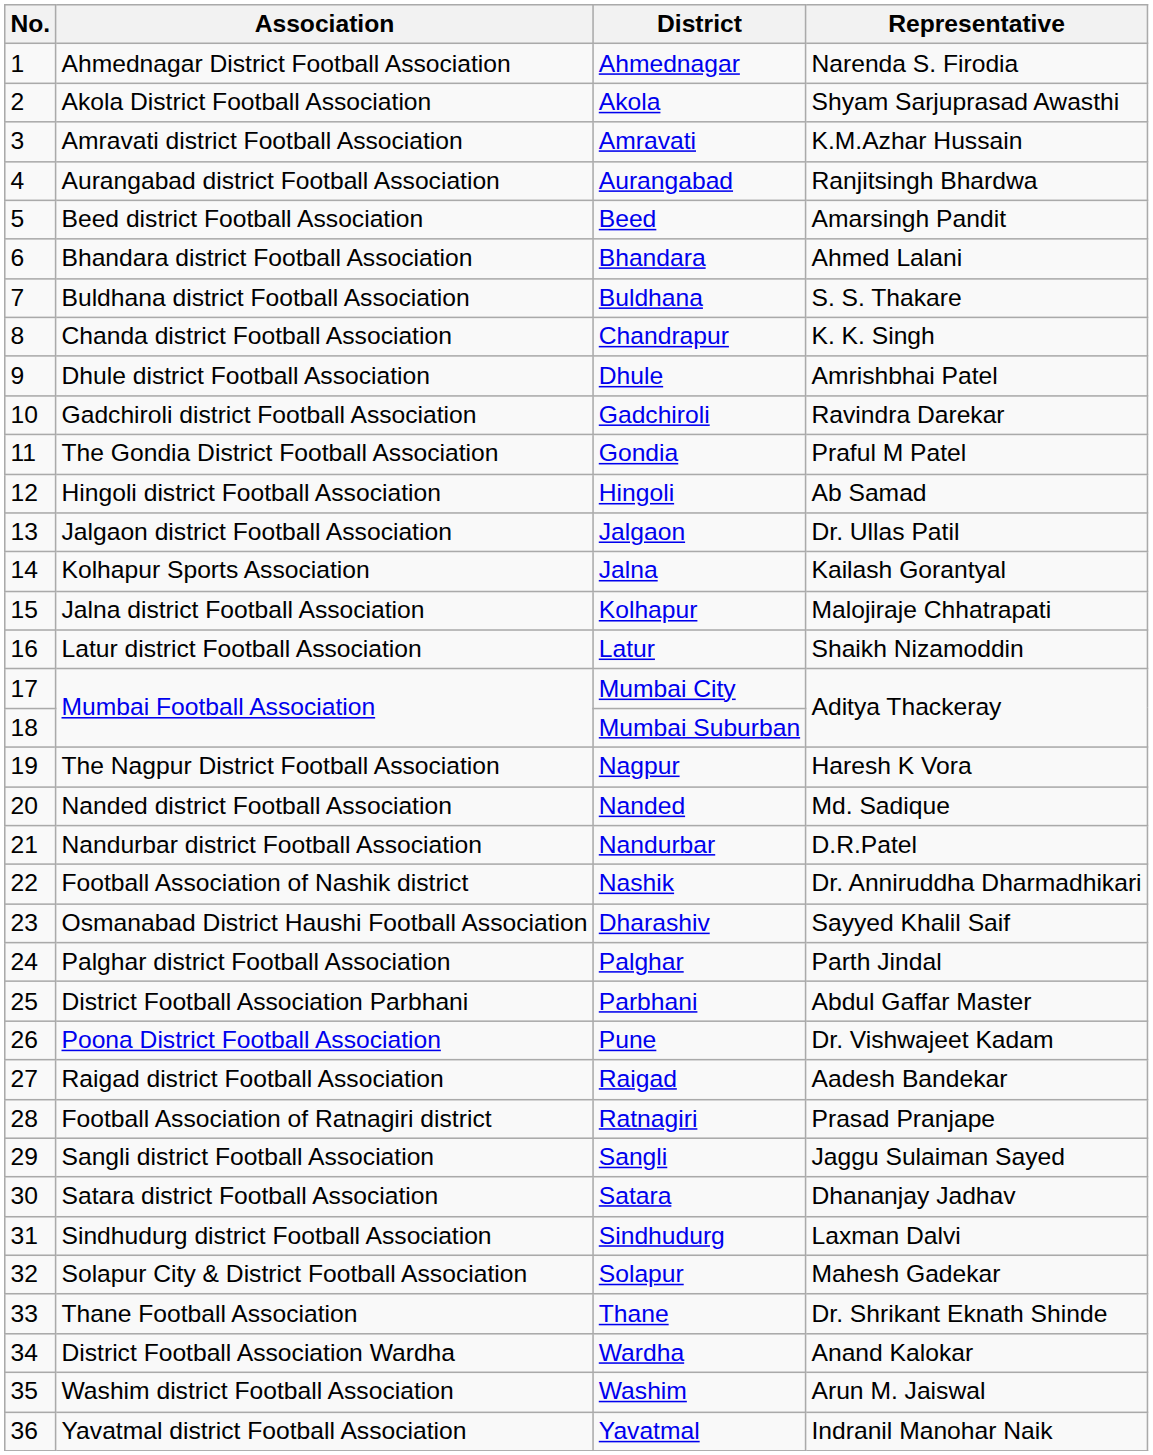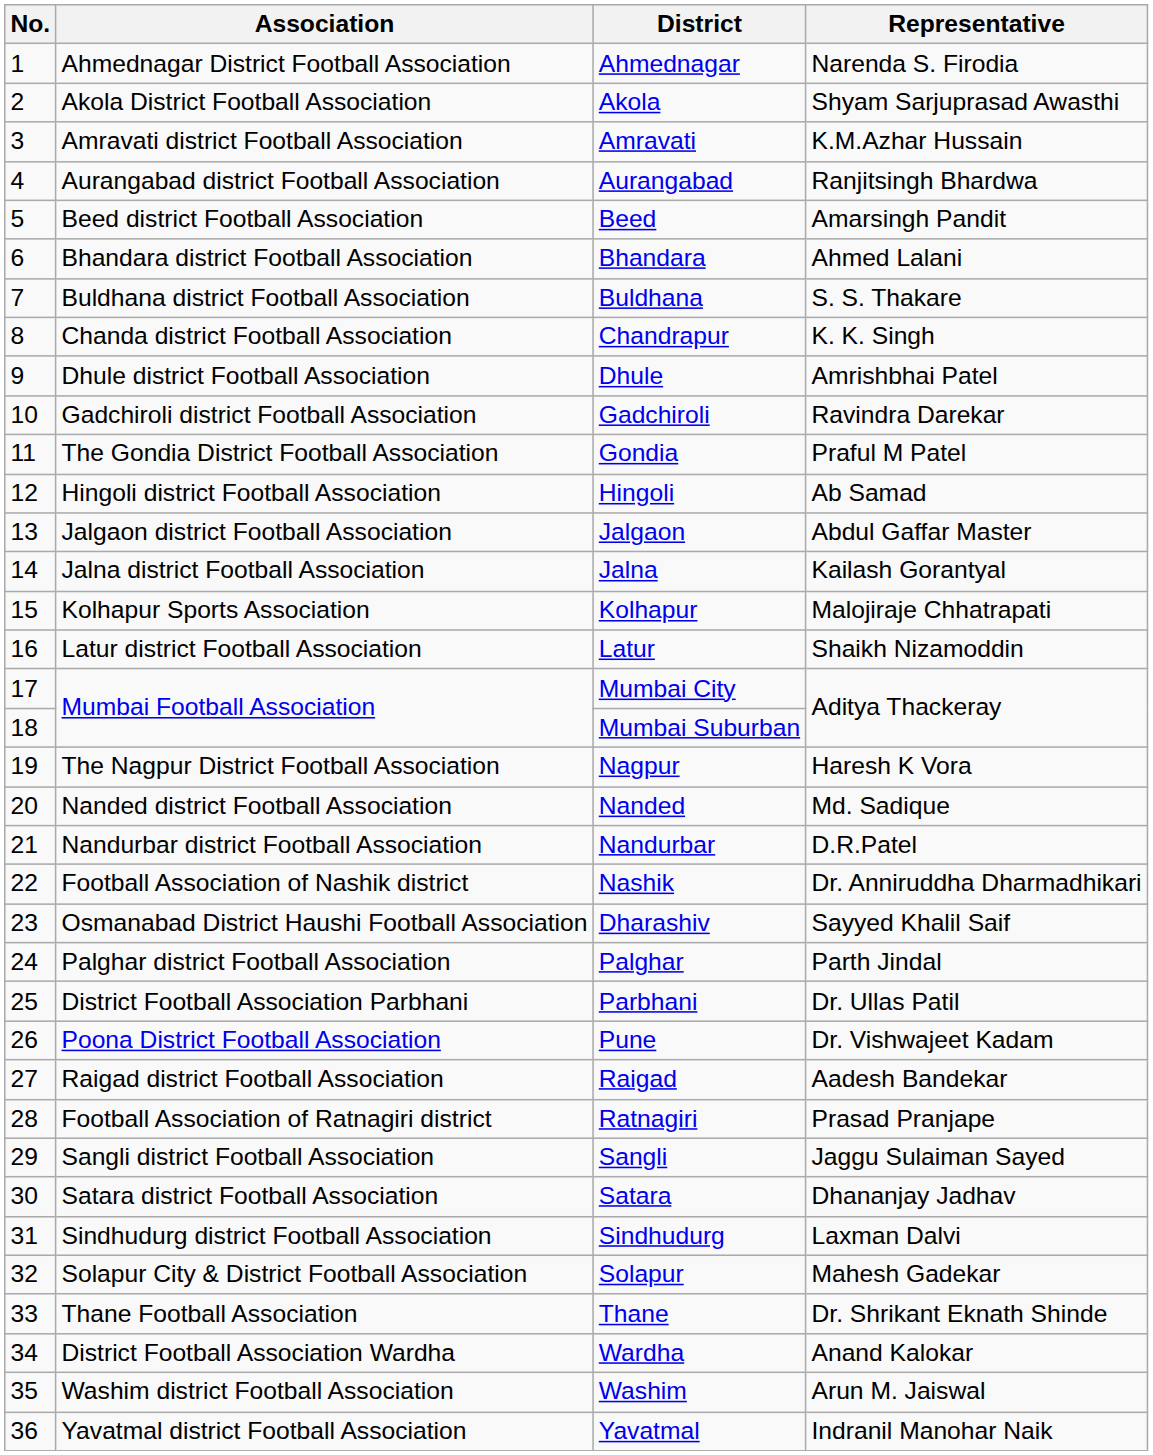(885, 532) Dr. Ullas Patil -> (922, 532) Abdul Gaffar Master
(216, 571) Kolhapur Sports Association -> (243, 571) Jalna district Football Association
(243, 610) Jalna district Football Association -> (216, 610) Kolhapur Sports Association
(922, 1000) Abdul Gaffar Master -> (885, 1000) Dr. Ullas Patil
